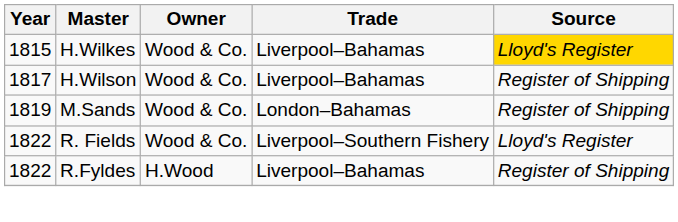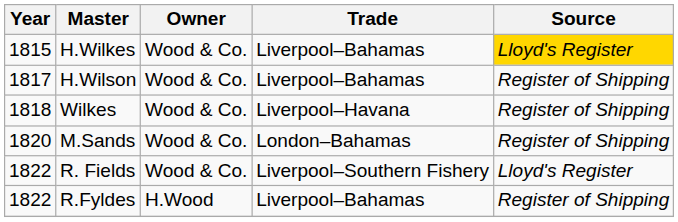+ row: (88, 110)
(30, 110) 1819 -> (30, 140) 1820
